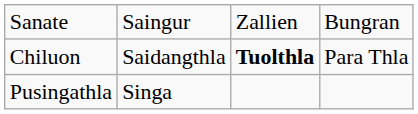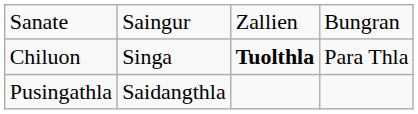(174, 56) Saidangthla -> (147, 56) Singa
(147, 91) Singa -> (174, 91) Saidangthla
